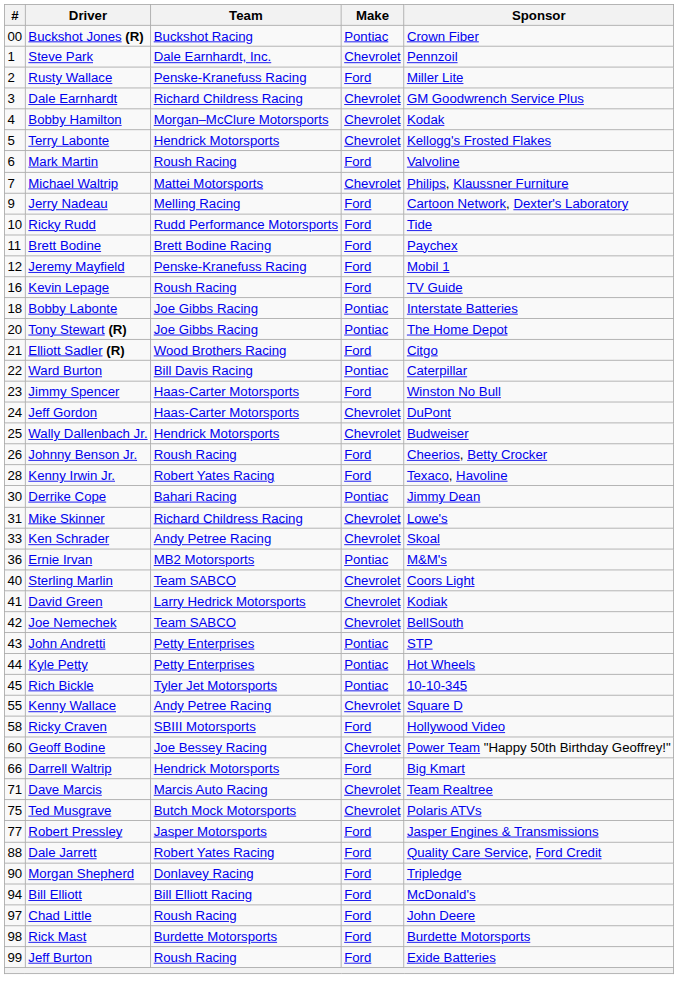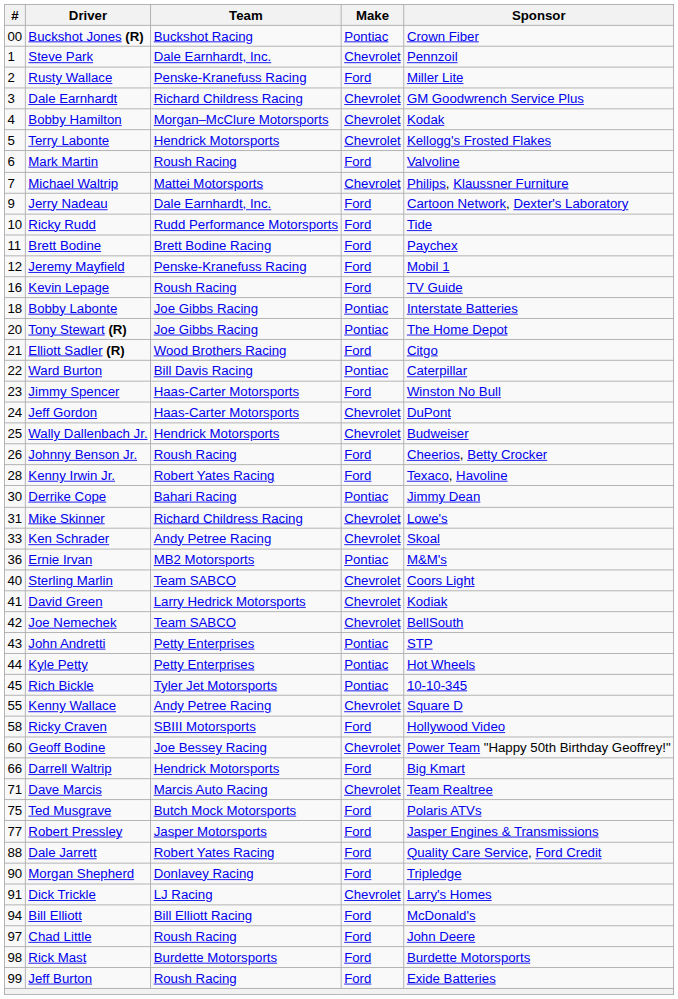(197, 203) Melling Racing -> (212, 203) Dale Earnhardt, Inc.
(372, 811) Chevrolet -> (358, 811) Ford
+ row: (62, 894)
